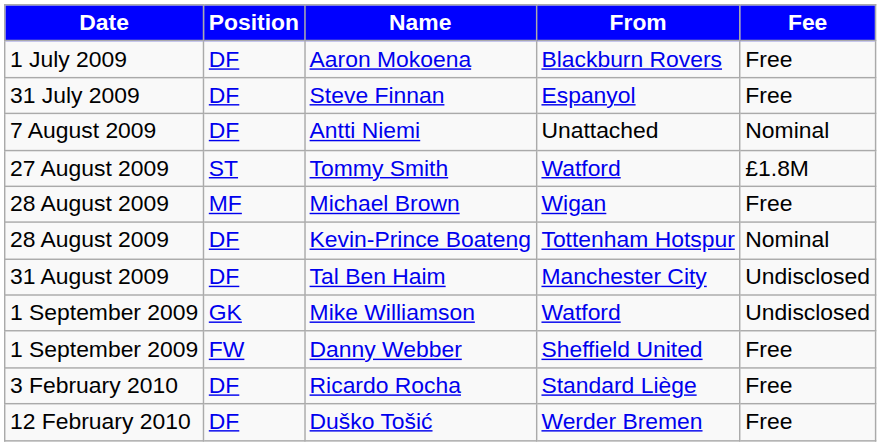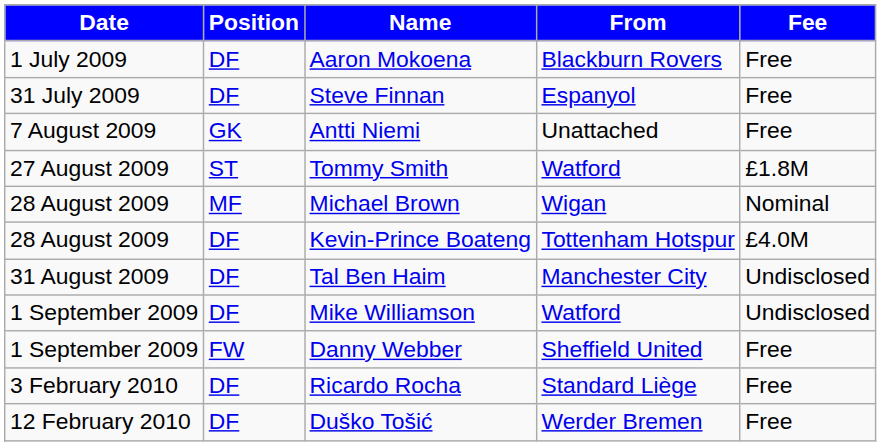(224, 131) DF -> (225, 131) GK
(787, 131) Nominal -> (769, 131) Free
(769, 204) Free -> (787, 204) Nominal
(787, 240) Nominal -> (777, 240) £4.0M
(225, 312) GK -> (224, 312) DF
